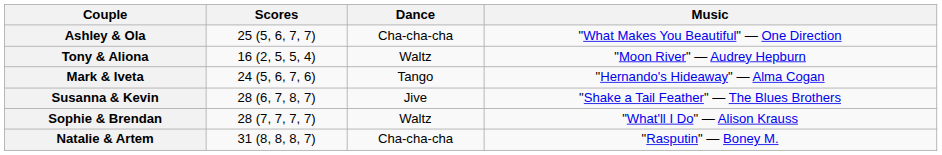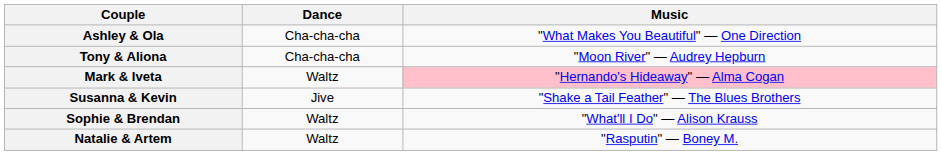- column: (277, 14)
(415, 56) Waltz -> (322, 56) Cha-cha-cha
(415, 77) Tango -> (322, 77) Waltz
(710, 77) no background -> (670, 77) pink background
(415, 139) Cha-cha-cha -> (322, 139) Waltz
